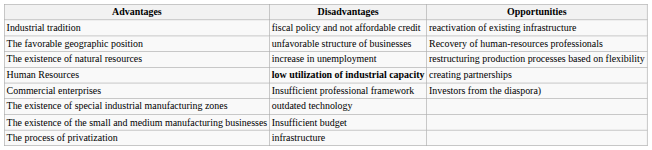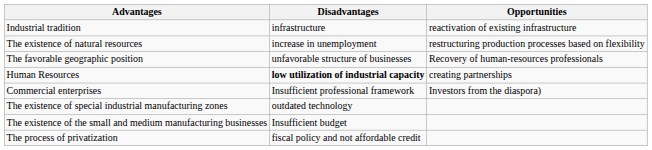(346, 28) fiscal policy and not affordable credit -> (298, 28) infrastructure
rows swapped: (75, 43) <-> (74, 59)
(298, 138) infrastructure -> (346, 138) fiscal policy and not affordable credit
